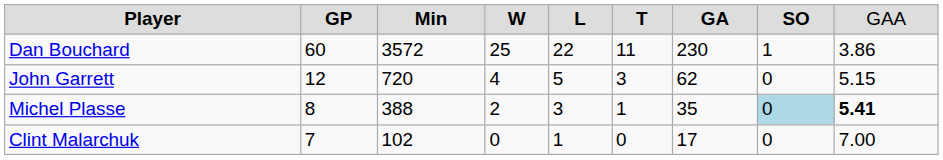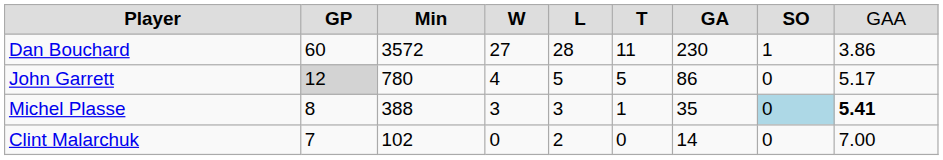(500, 49) 25 -> (500, 49) 27
(563, 49) 22 -> (563, 49) 28
(315, 79) no background -> (315, 79) lightgrey background
(397, 79) 720 -> (397, 79) 780
(621, 79) 3 -> (621, 79) 5
(687, 79) 62 -> (687, 79) 86
(857, 79) 5.15 -> (857, 79) 5.17
(495, 109) 2 -> (495, 109) 3
(558, 139) 1 -> (558, 139) 2
(687, 139) 17 -> (687, 139) 14
